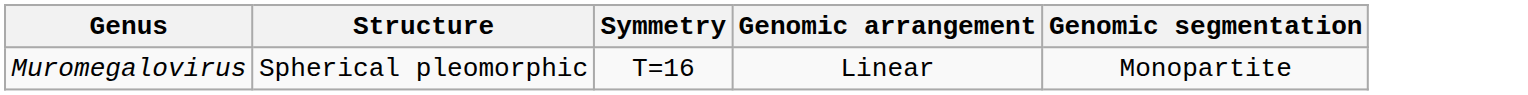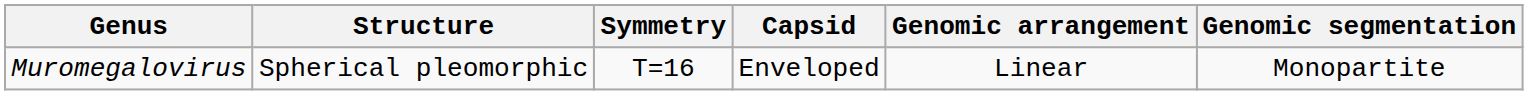+ column: (809, 26)
